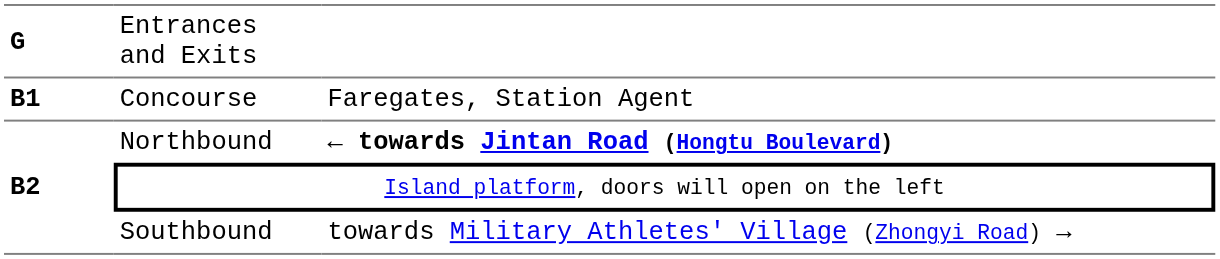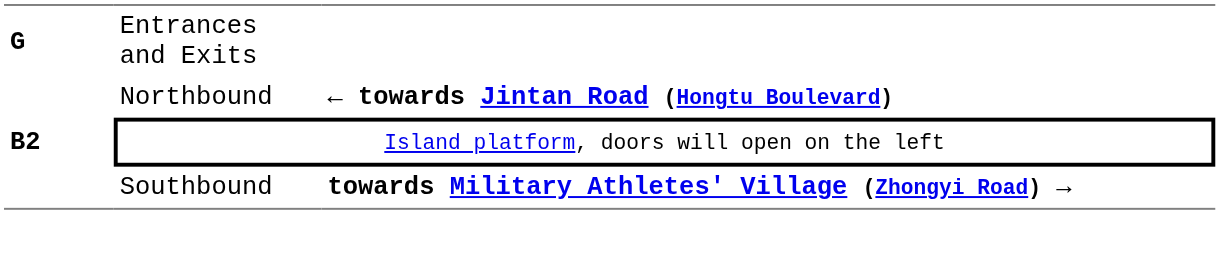- row: (188, 99)
(699, 232) normal -> (699, 187) bold
